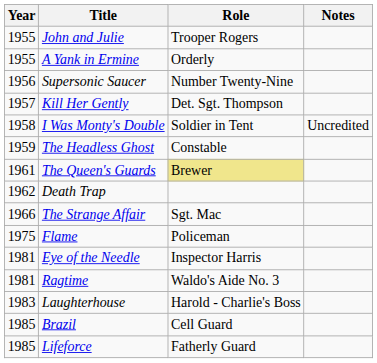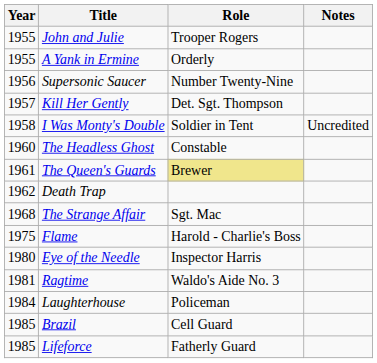(22, 147) 1959 -> (22, 147) 1960
(22, 214) 1966 -> (22, 214) 1968
(200, 236) Policeman -> (236, 236) Harold - Charlie's Boss
(22, 258) 1981 -> (22, 258) 1980
(22, 302) 1983 -> (22, 302) 1984
(236, 302) Harold - Charlie's Boss -> (200, 302) Policeman
